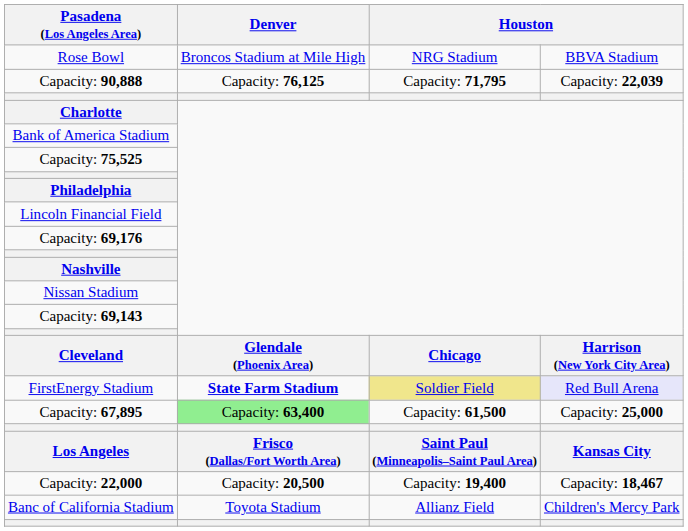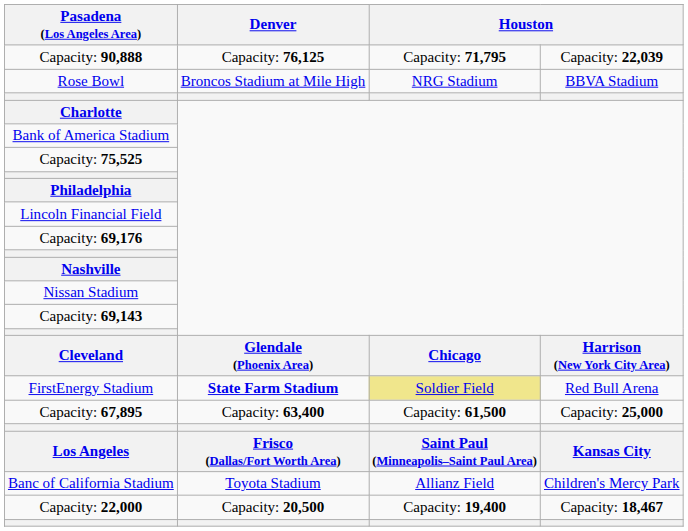rows swapped: (91, 57) <-> (91, 81)
(612, 388) lavender background -> (612, 388) no background
(273, 411) lightgreen background -> (273, 411) no background
rows swapped: (91, 507) <-> (91, 483)
